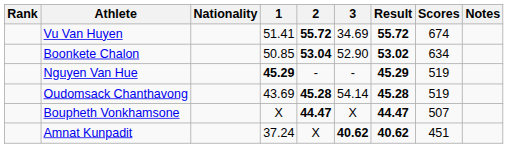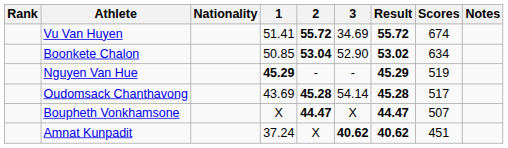(439, 93) 519 -> (439, 93) 517
